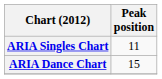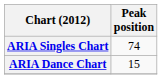(134, 45) 11 -> (134, 45) 74
